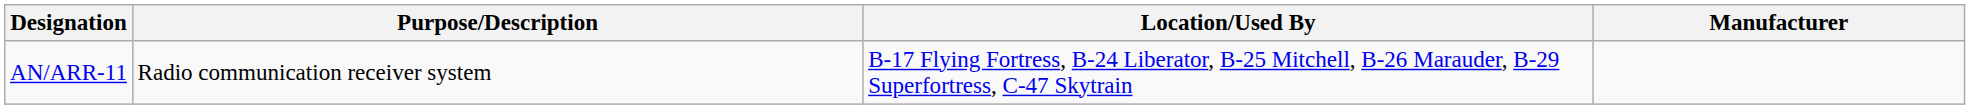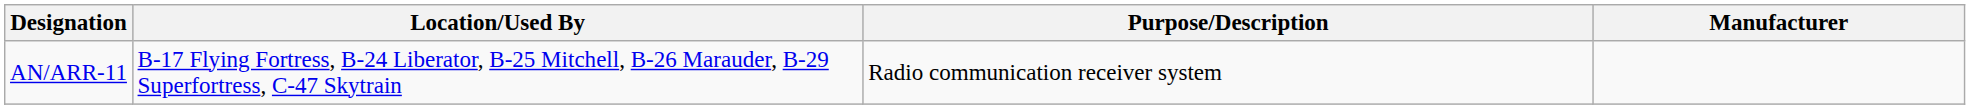columns swapped: (498, 22) <-> (1228, 22)
